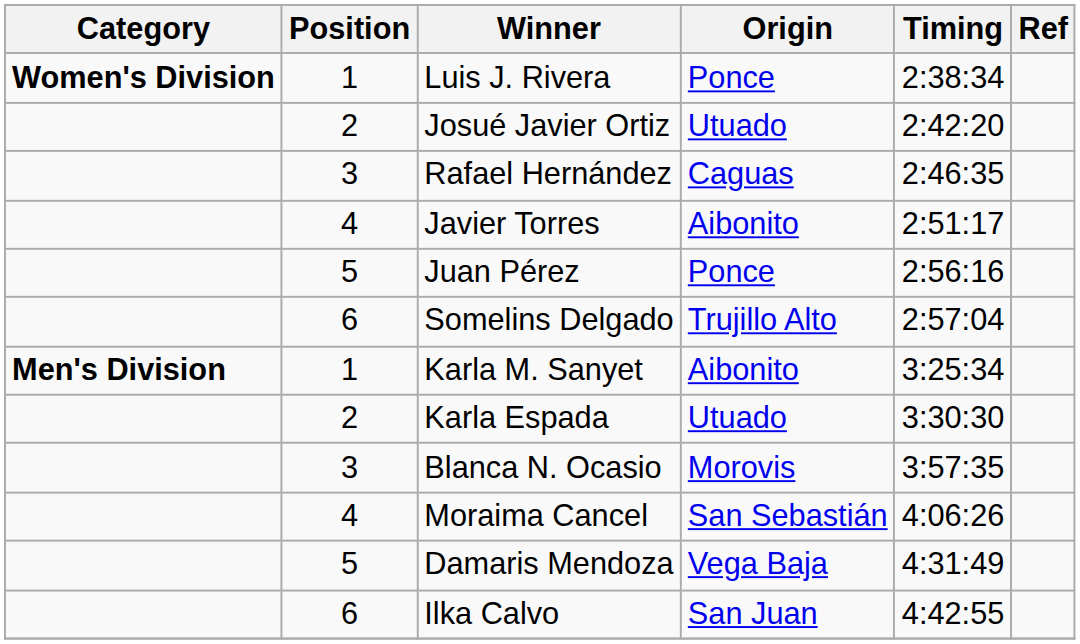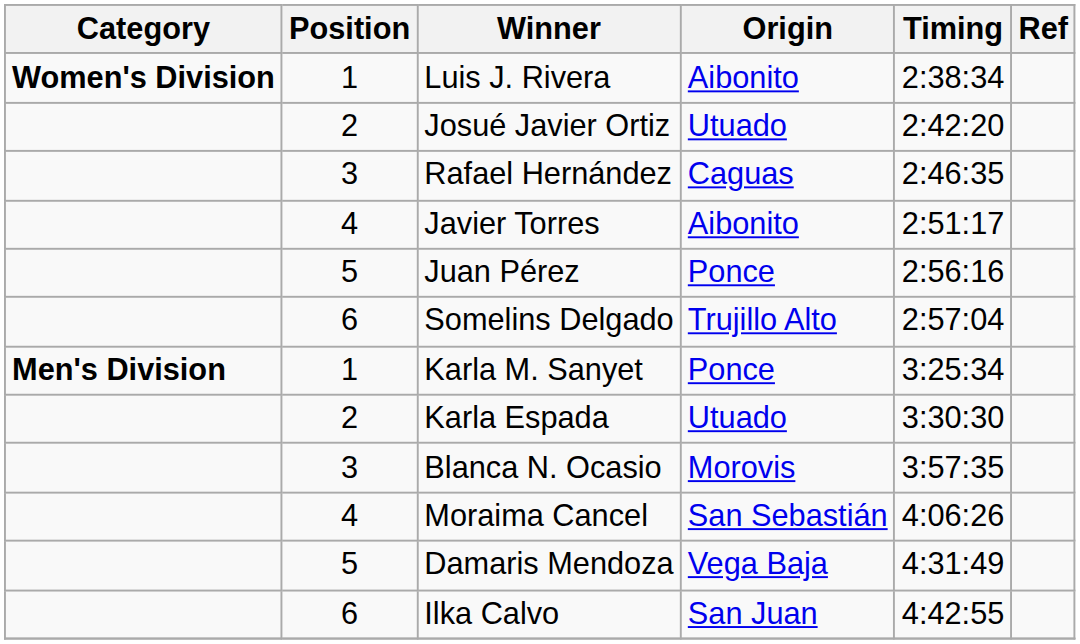(731, 77) Ponce -> (743, 77) Aibonito
(743, 369) Aibonito -> (731, 369) Ponce
